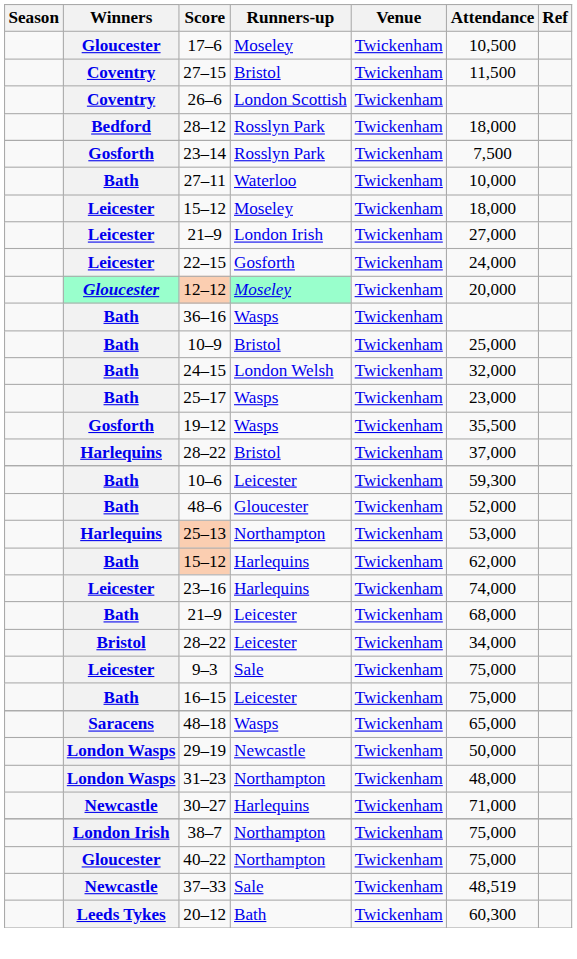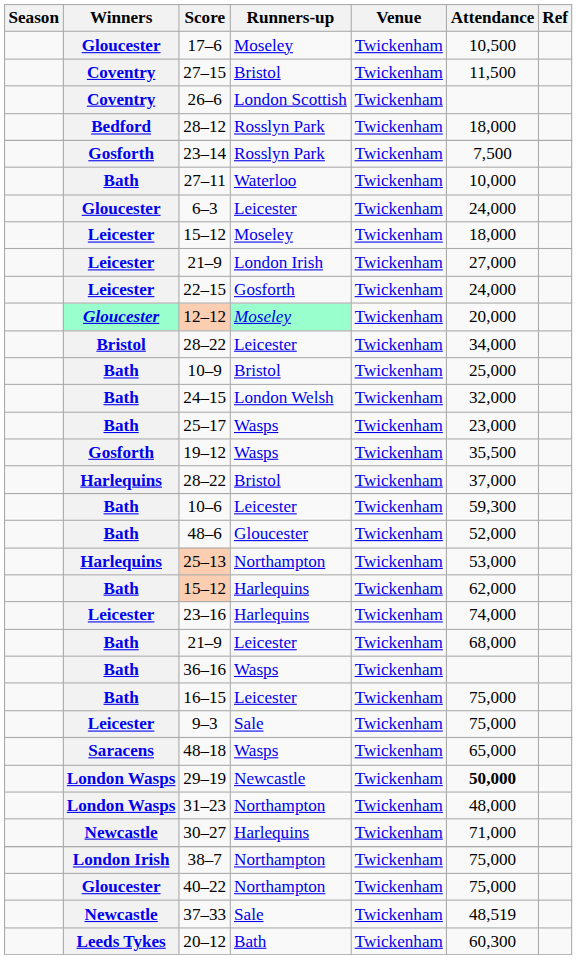+ row: (205, 208)
rows swapped: (205, 642) <-> (205, 316)
rows swapped: (205, 696) <-> (205, 669)
(493, 751) normal -> (493, 778) bold
